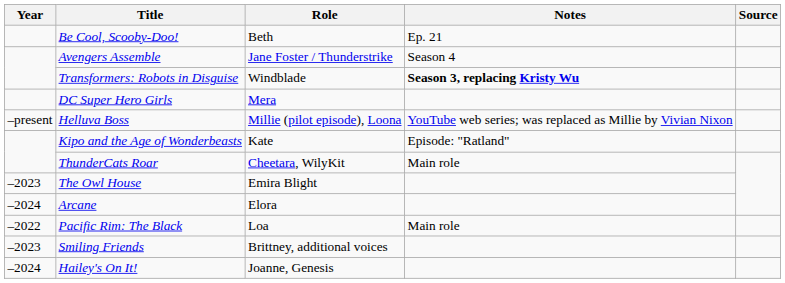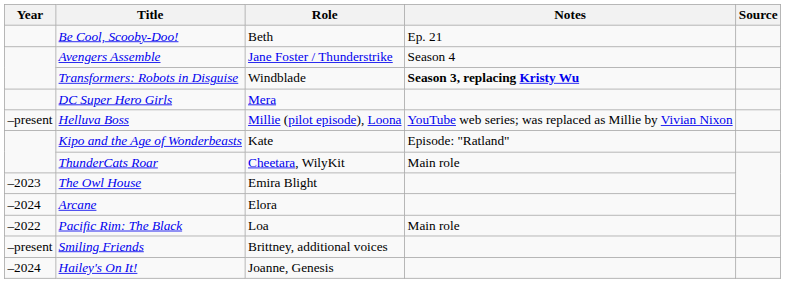(24, 246) –2023 -> (30, 246) –present
